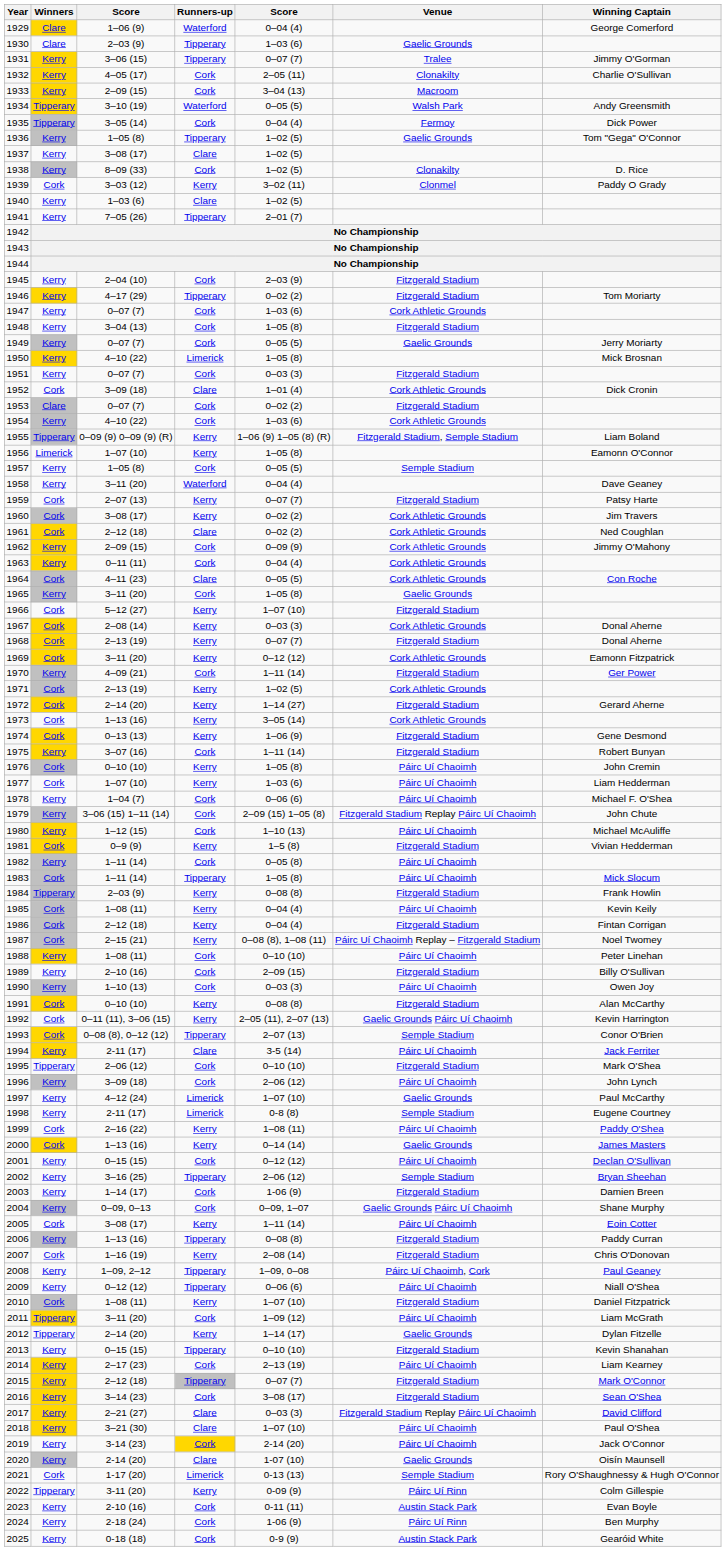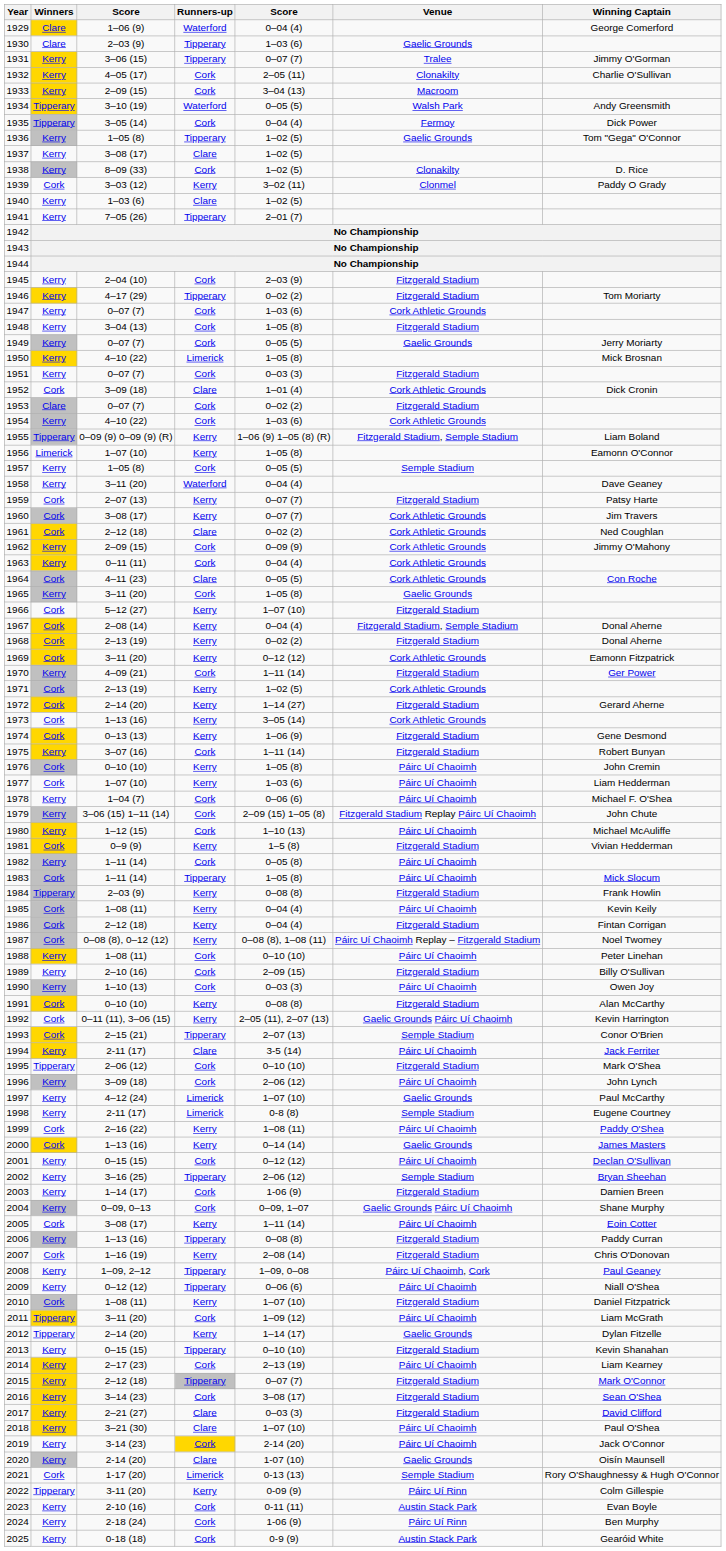(284, 515) 0–02 (2) -> (284, 515) 0–07 (7)
(284, 625) 0–03 (3) -> (284, 625) 0–04 (4)
(438, 625) Cork Athletic Grounds -> (438, 625) Fitzgerald Stadium, Semple Stadium
(284, 641) 0–07 (7) -> (284, 641) 0–02 (2)
(126, 940) 2–15 (21) -> (126, 940) 0–08 (8), 0–12 (12)
(126, 1034) 0–08 (8), 0–12 (12) -> (126, 1034) 2–15 (21)
(438, 1412) Fitzgerald Stadium Replay Páirc Uí Chaoimh -> (438, 1412) Fitzgerald Stadium
